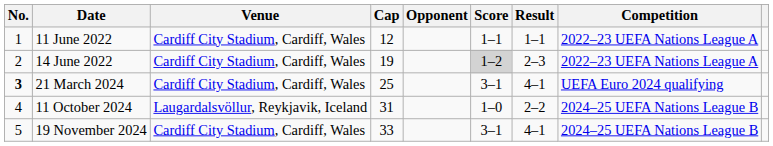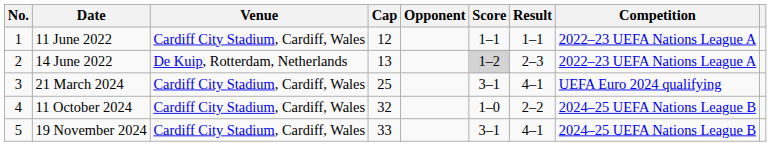(259, 61) Cardiff City Stadium, Cardiff, Wales -> (250, 61) De Kuip, Rotterdam, Netherlands
(387, 61) 19 -> (384, 61) 13
(18, 84) bold -> (18, 84) normal
(260, 107) Laugardalsvöllur, Reykjavik, Iceland -> (259, 107) Cardiff City Stadium, Cardiff, Wales
(387, 107) 31 -> (384, 107) 32
